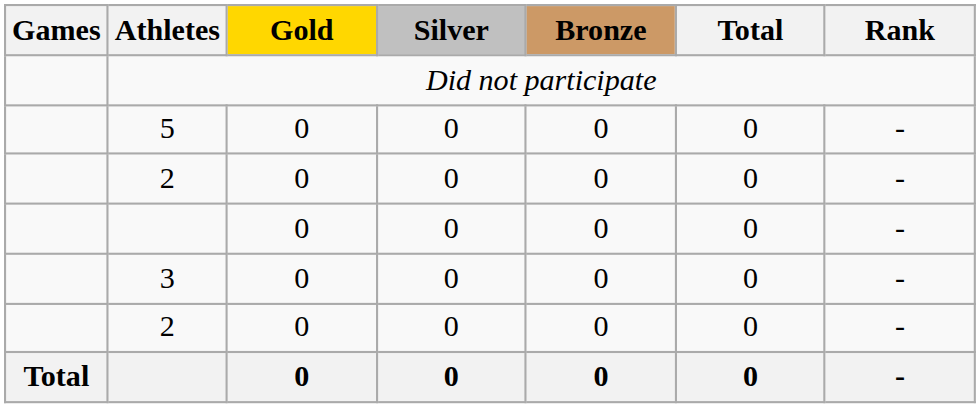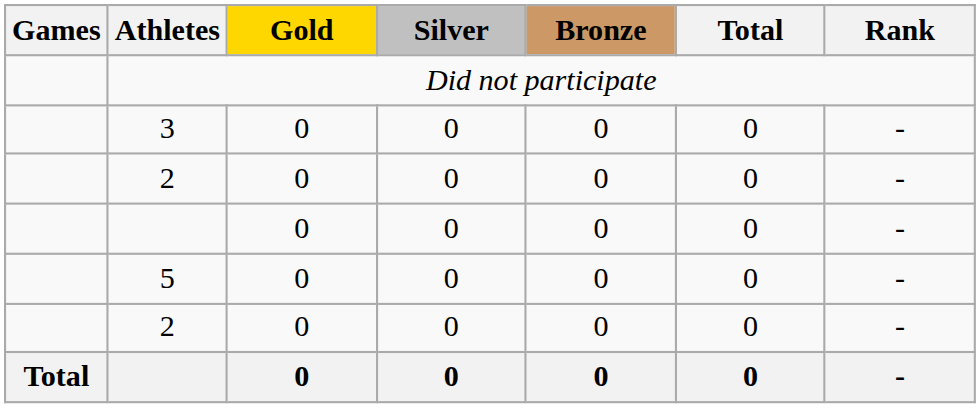rows swapped: (167, 128) <-> (167, 277)
